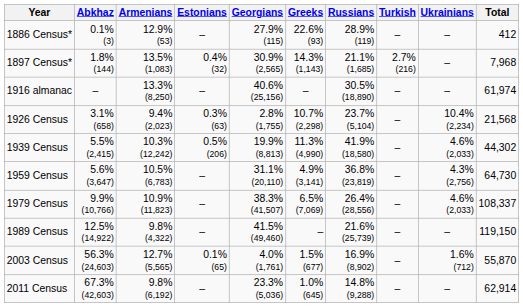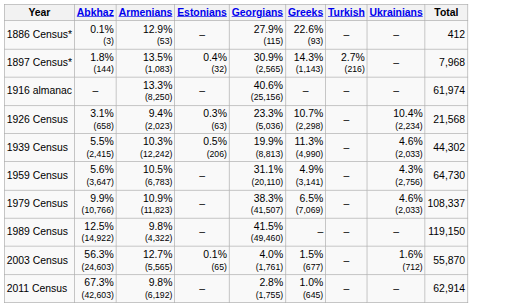- column: (351, 12)
(269, 119) 2.8% (1,755) -> (268, 119) 23.3% (5,036)
(268, 288) 23.3% (5,036) -> (269, 288) 2.8% (1,755)
